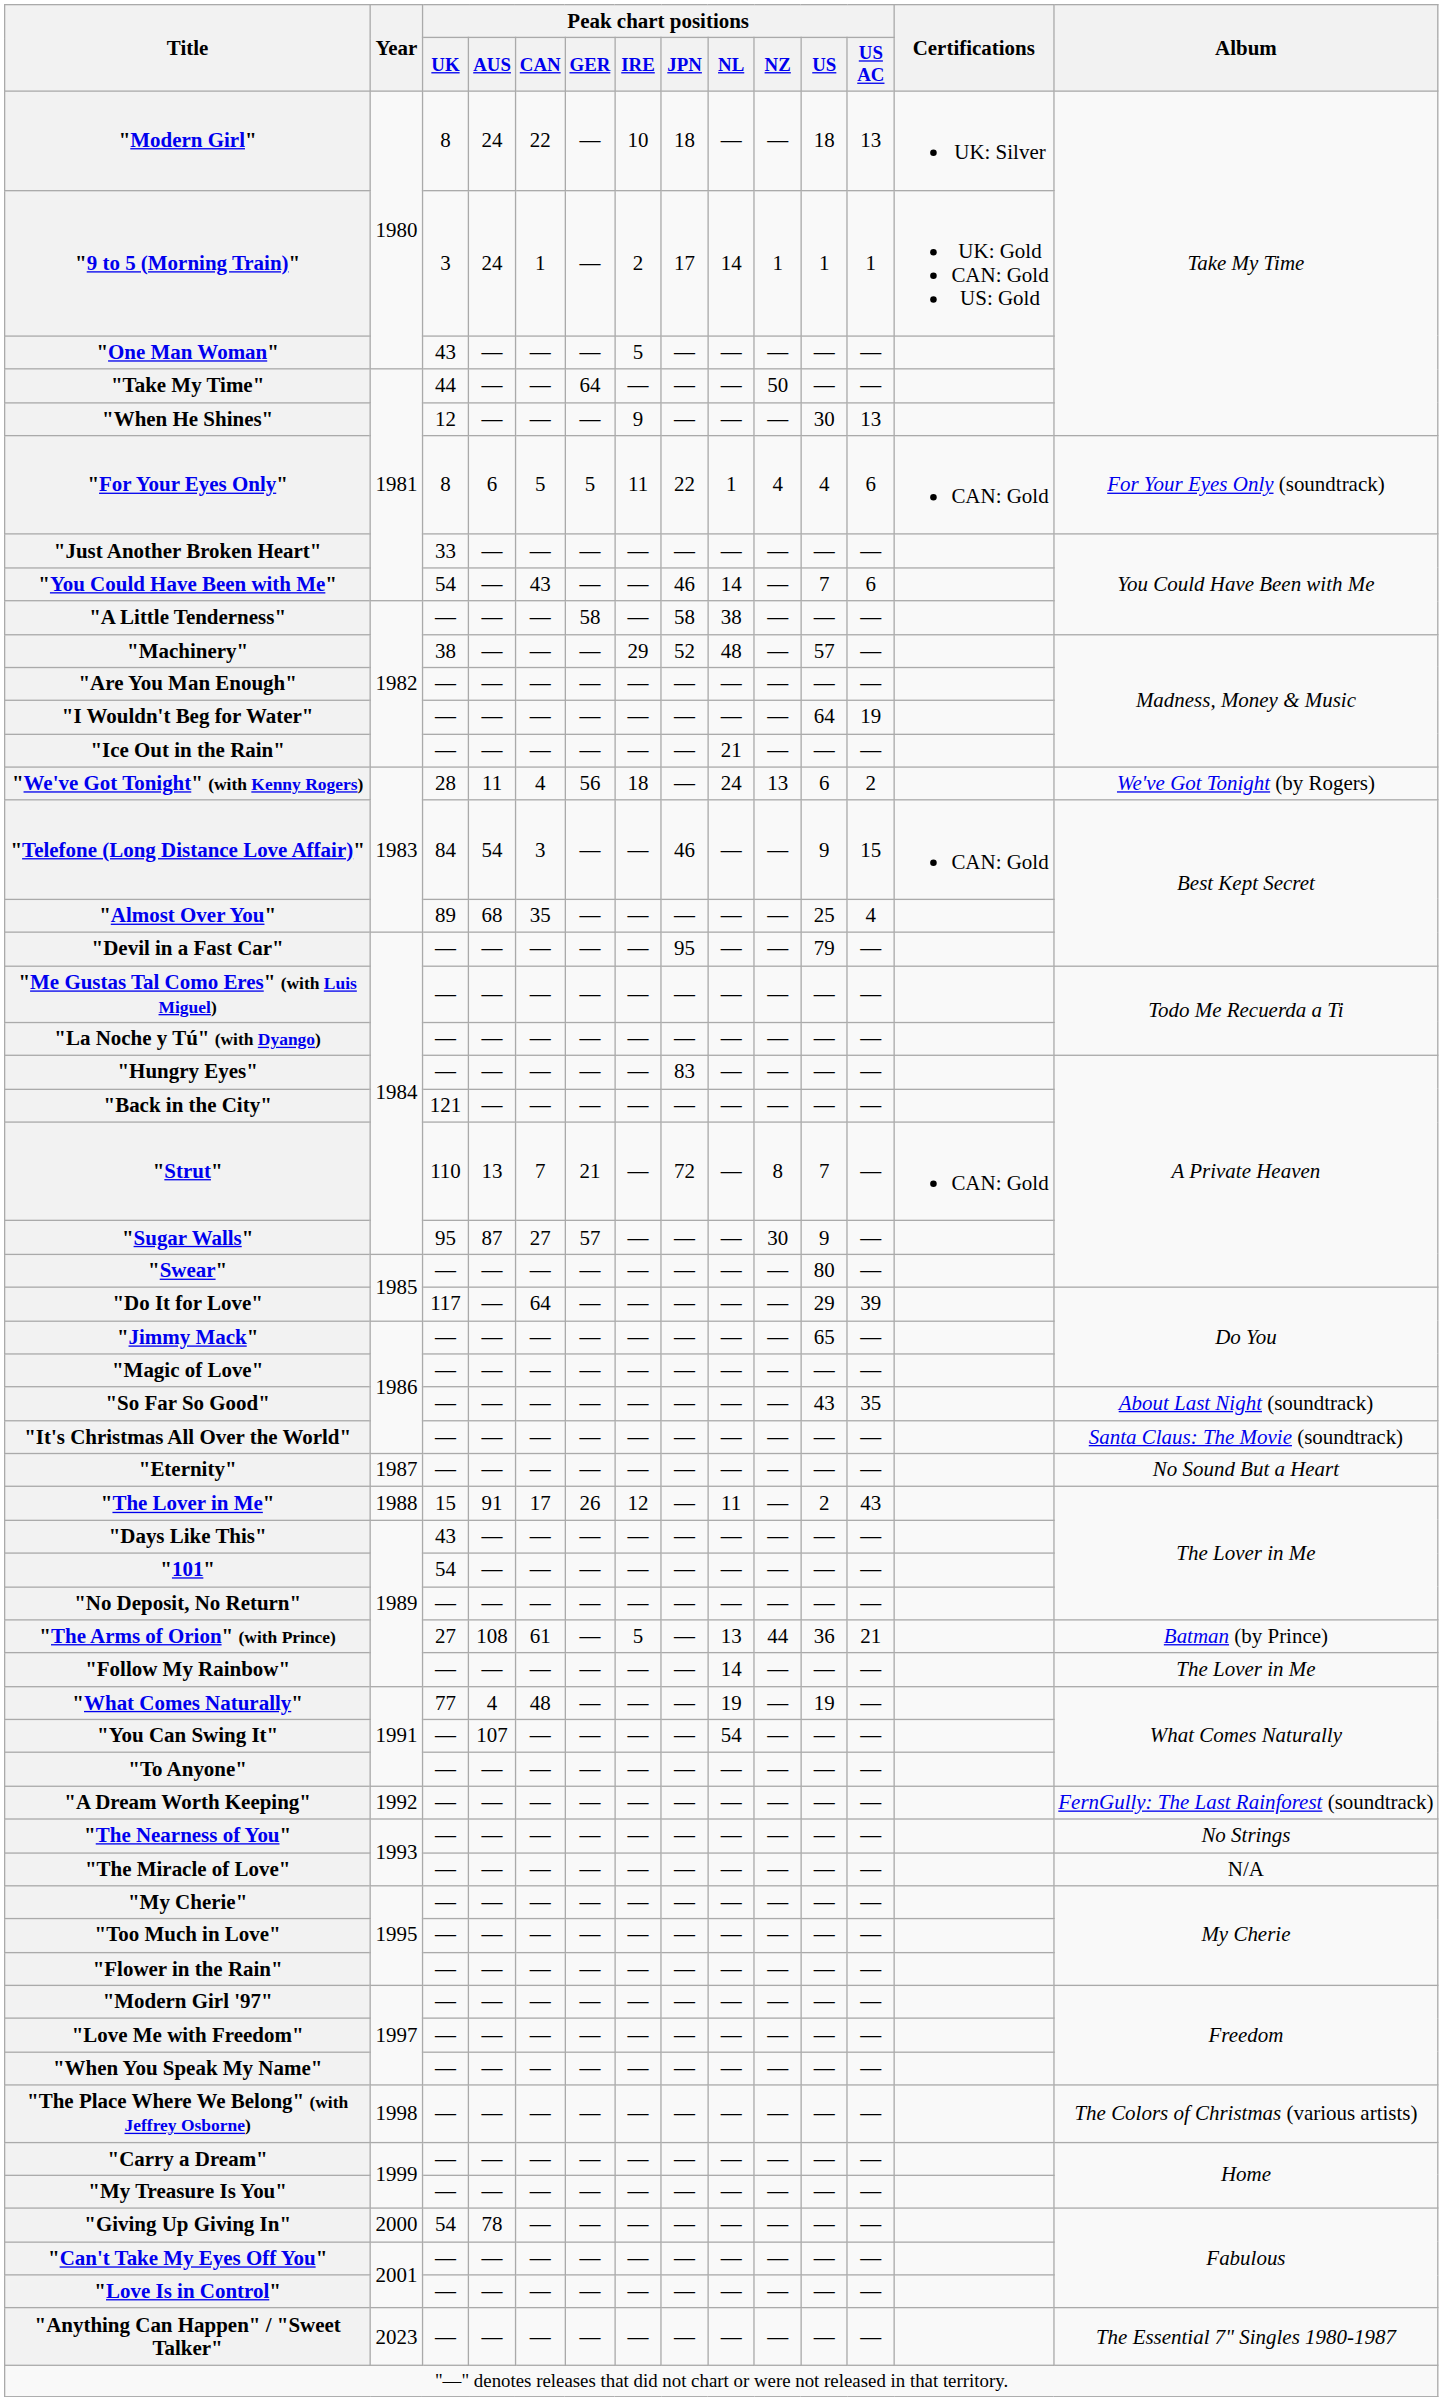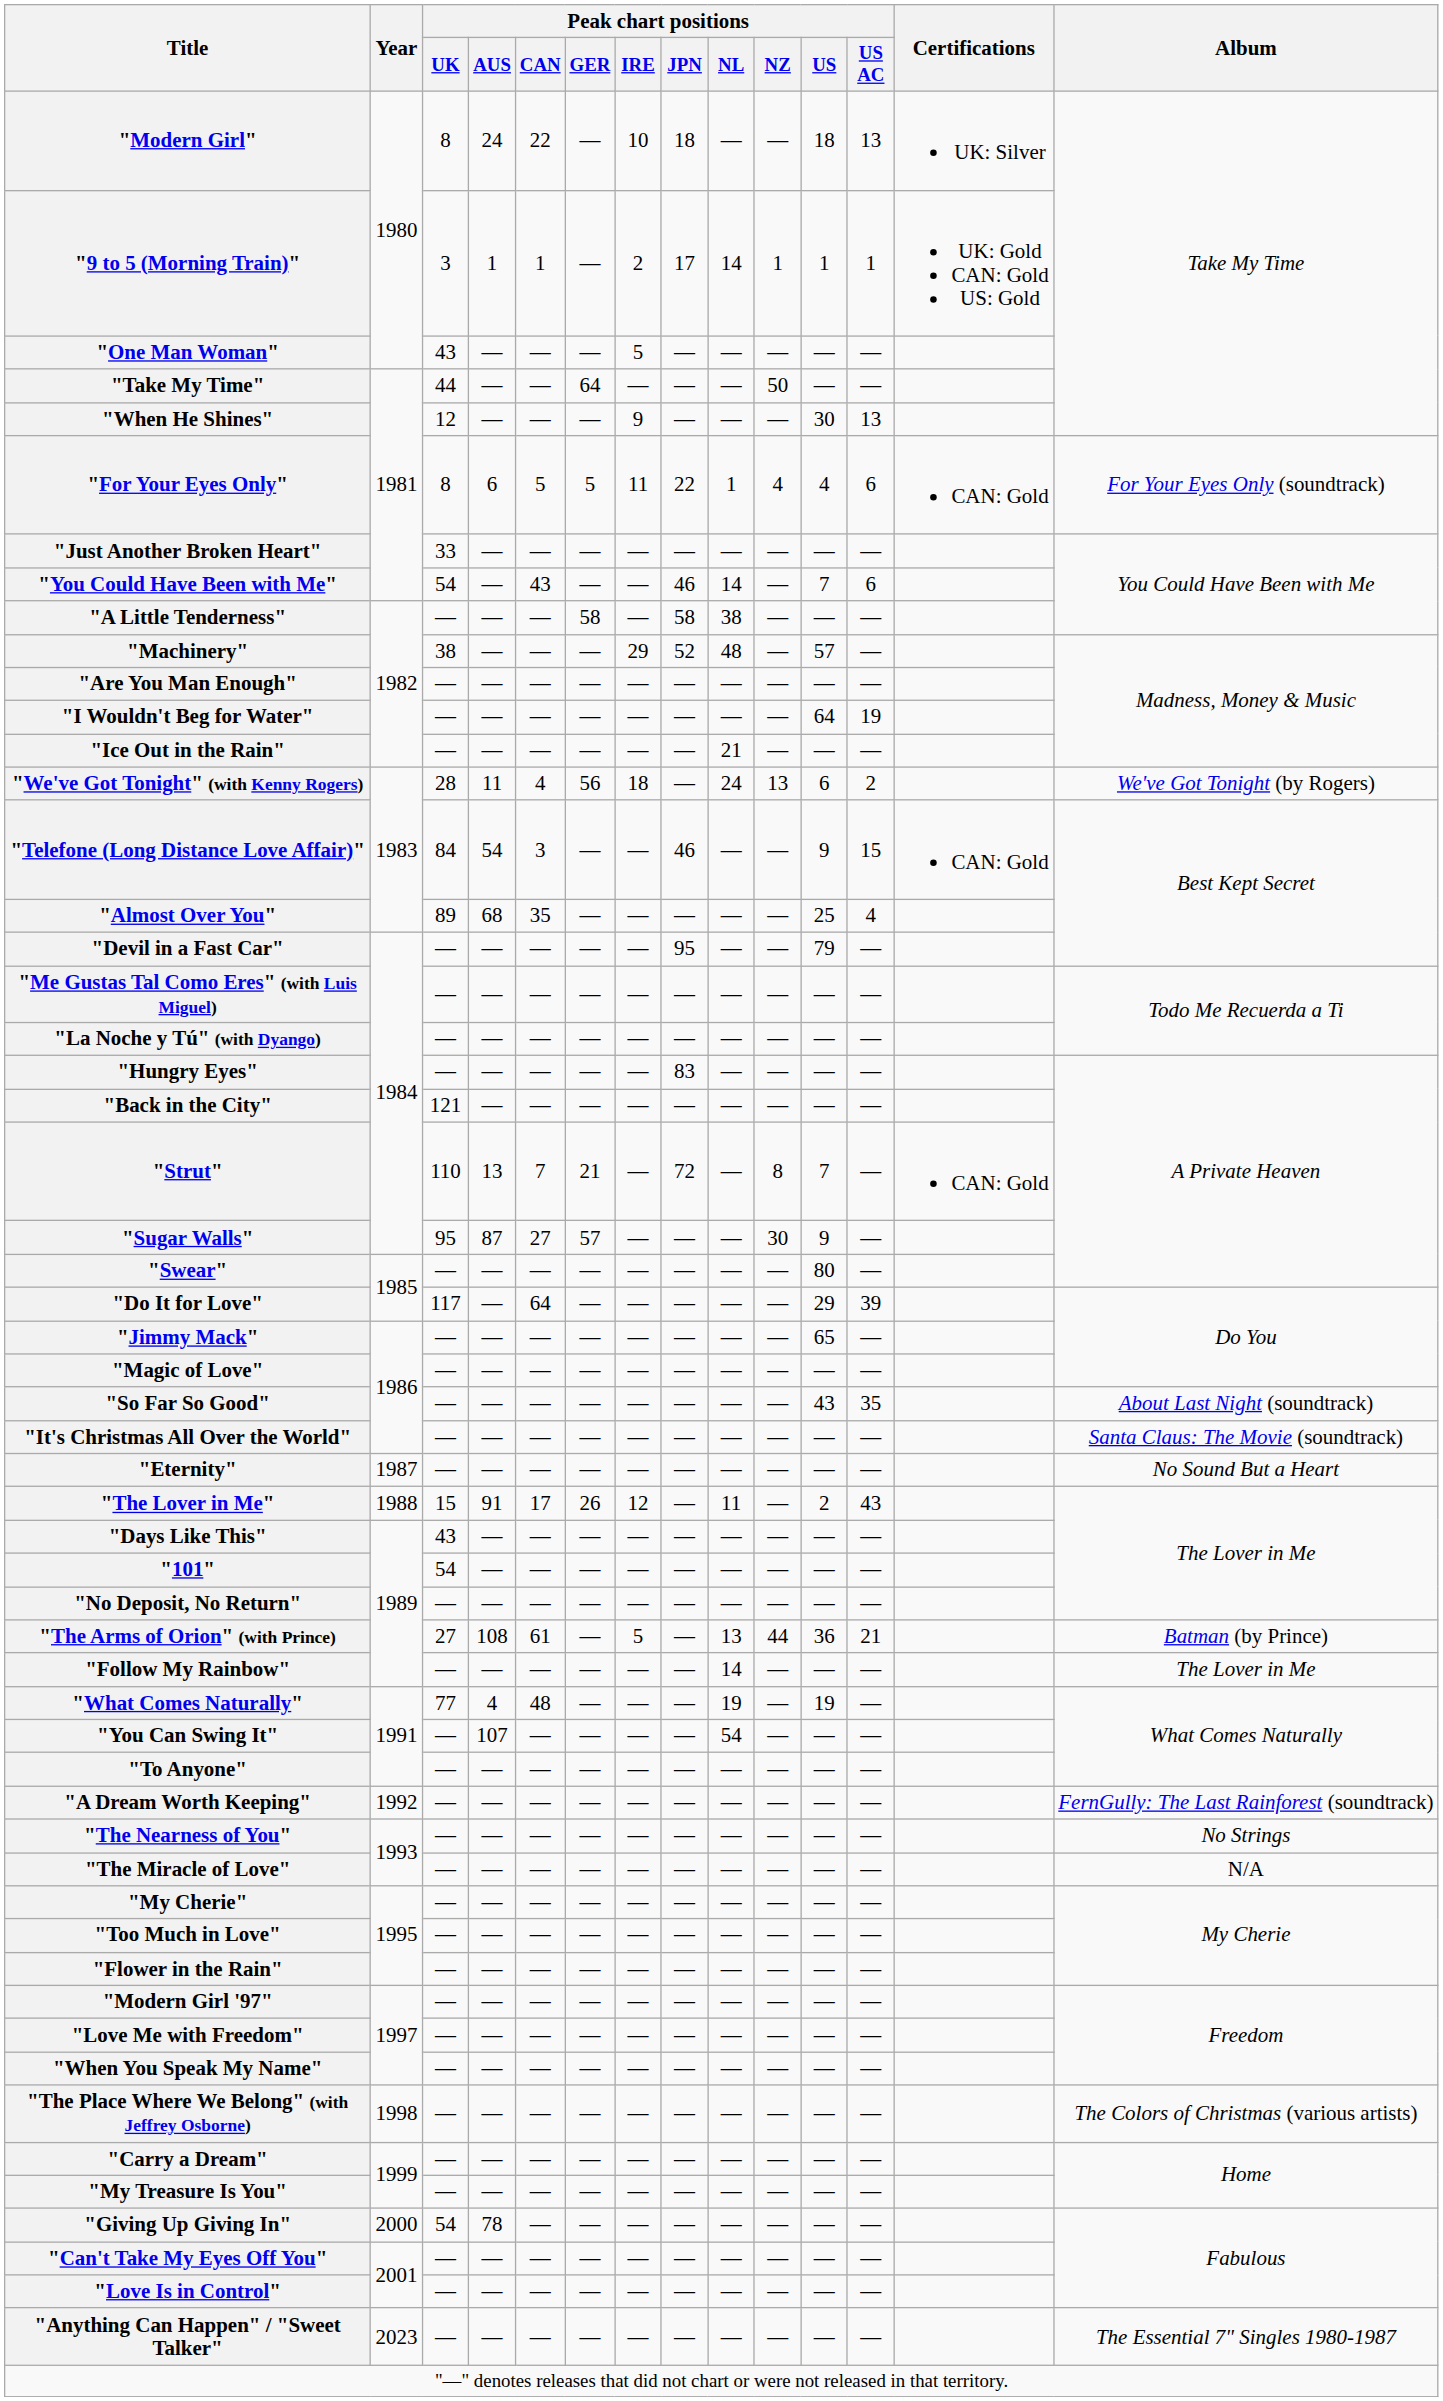(492, 262) 24 -> (492, 262) 1
